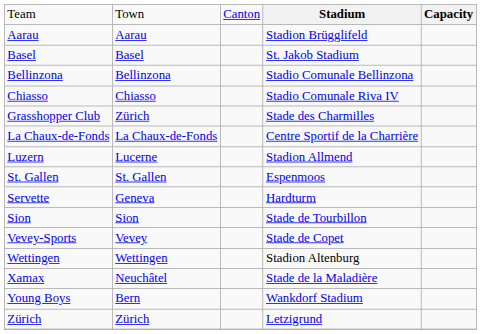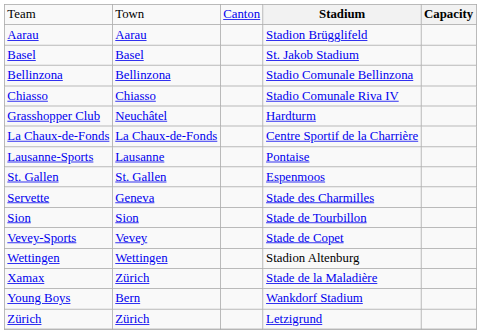(132, 116) Zürich -> (141, 116) Neuchâtel
(320, 116) Stade des Charmilles -> (291, 116) Hardturm
+ row: (50, 156)
- row: (25, 156)
(291, 197) Hardturm -> (320, 197) Stade des Charmilles
(141, 278) Neuchâtel -> (132, 278) Zürich
